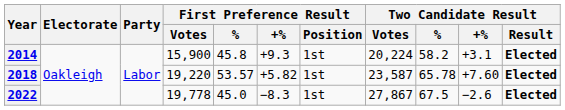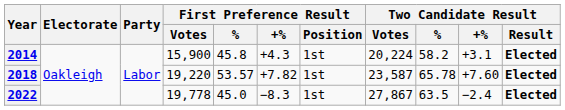(275, 55) +9.3 -> (275, 55) +4.3
(278, 75) +5.82 -> (278, 75) +7.82
(434, 95) 67.5 -> (434, 95) 63.5
(477, 95) −2.6 -> (477, 95) −2.4
